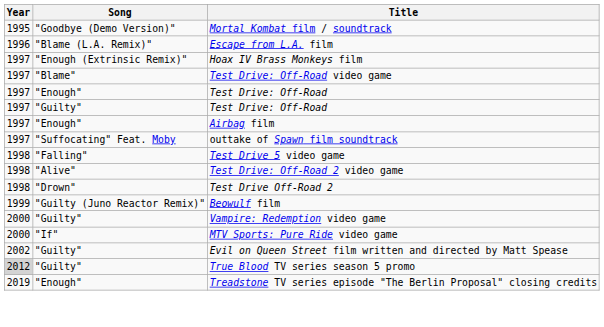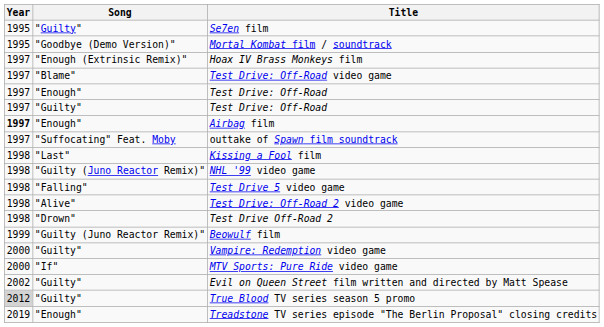+ row: (58, 28)
- row: (94, 44)
(18, 124) normal -> (18, 124) bold
+ row: (52, 155)
+ row: (120, 171)
